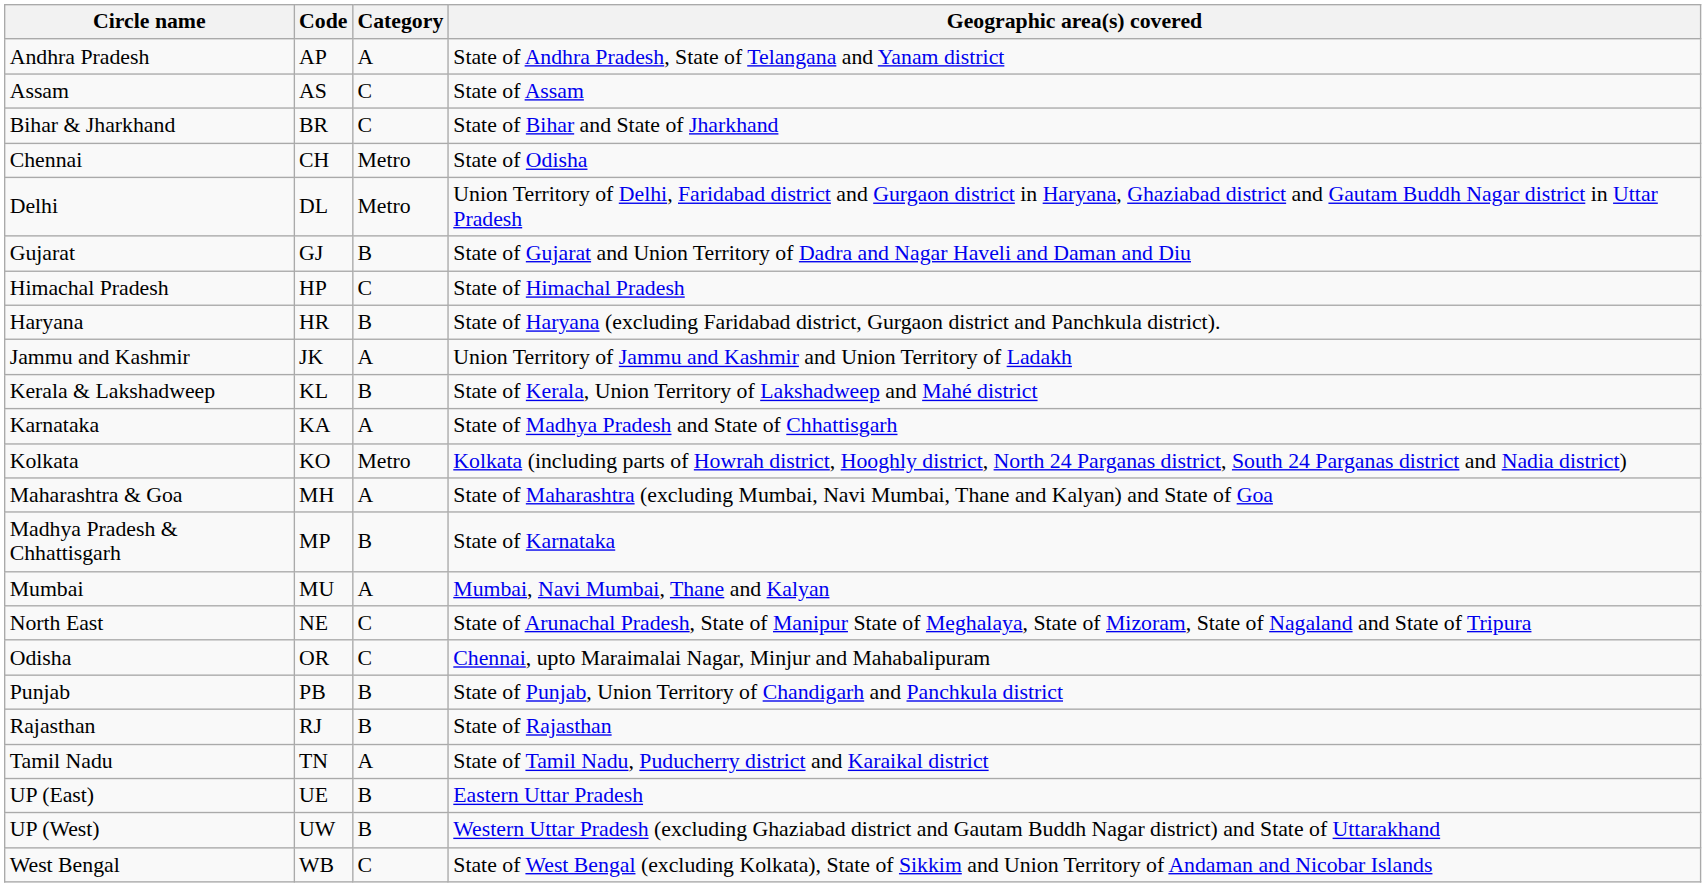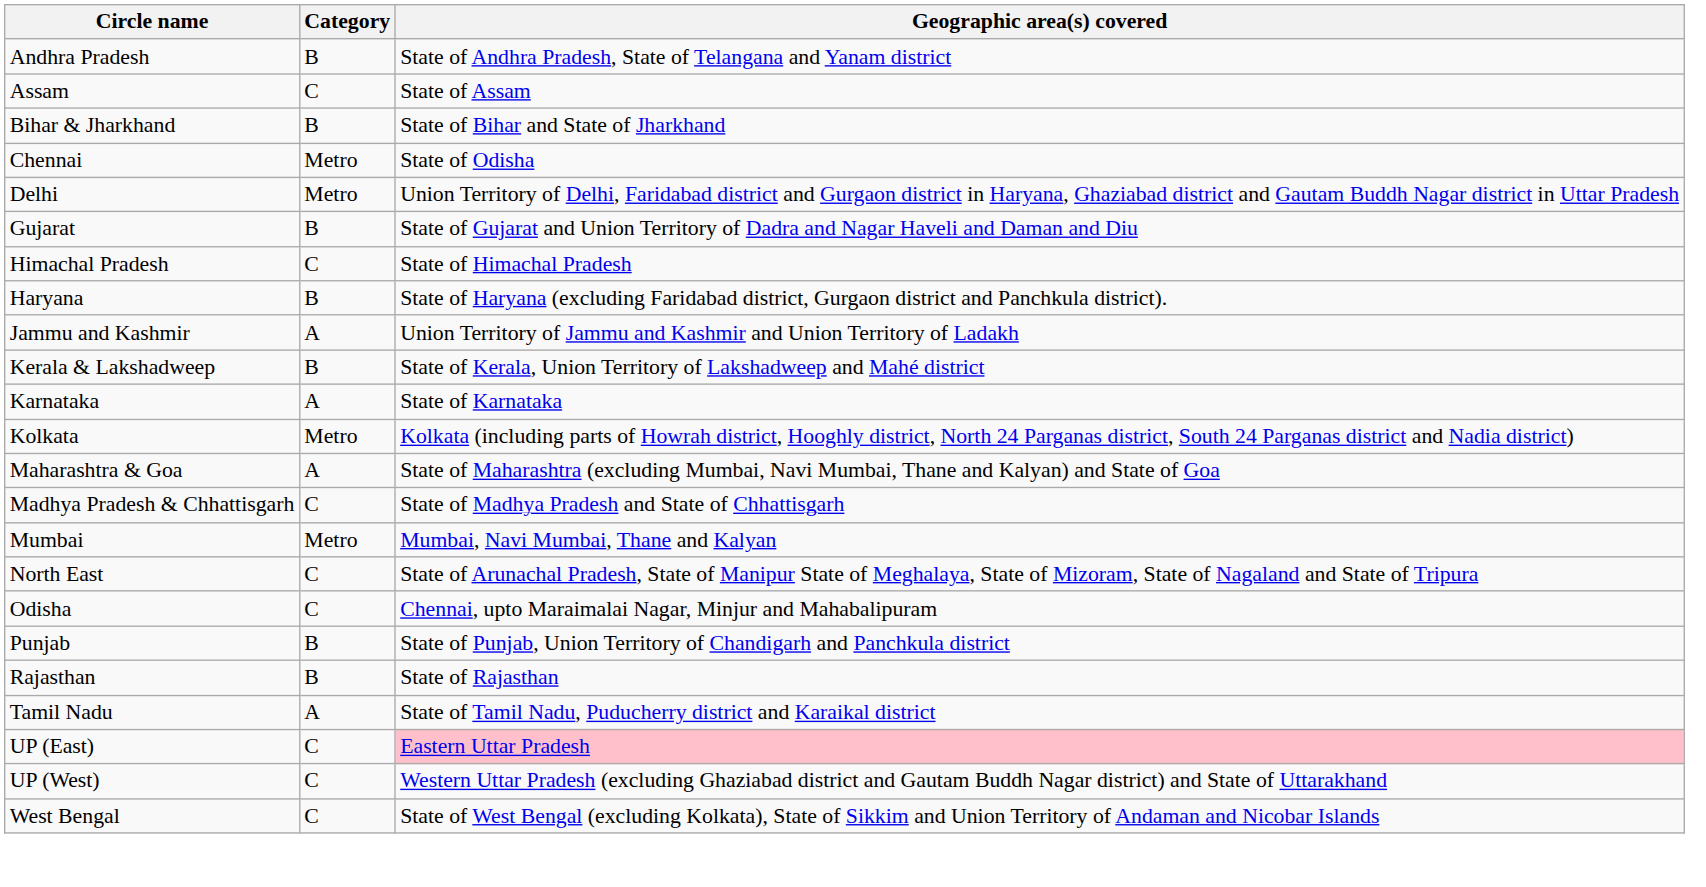- column: (323, 21)
(365, 56) A -> (312, 56) B
(365, 125) C -> (312, 125) B
(675, 425) State of Madhya Pradesh and State of Chhattisgarh -> (481, 401) State of Karnataka
(365, 541) B -> (312, 504) C
(534, 541) State of Karnataka -> (622, 504) State of Madhya Pradesh and State of Chhattisgarh
(365, 588) A -> (331, 539) Metro
(365, 795) B -> (312, 746) C
(548, 795) no background -> (495, 746) pink background
(365, 829) B -> (312, 780) C
